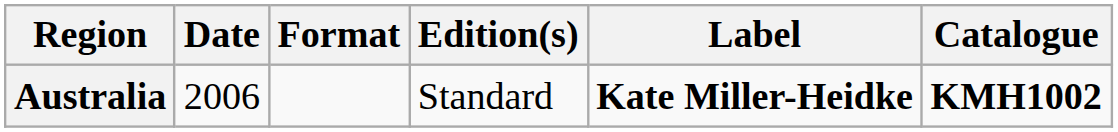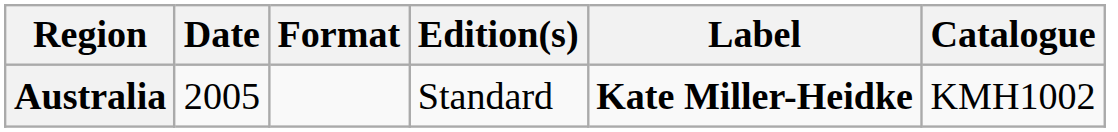(222, 95) 2006 -> (222, 95) 2005
(1016, 95) bold -> (1013, 95) normal
